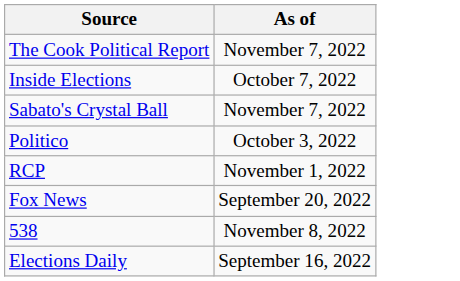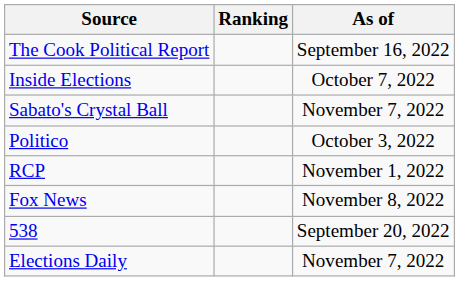+ column: (253, 19)
(295, 49) November 7, 2022 -> (373, 49) September 16, 2022
(295, 200) September 20, 2022 -> (373, 200) November 8, 2022
(295, 230) November 8, 2022 -> (373, 230) September 20, 2022
(295, 261) September 16, 2022 -> (373, 261) November 7, 2022
